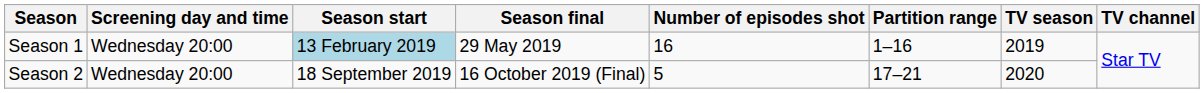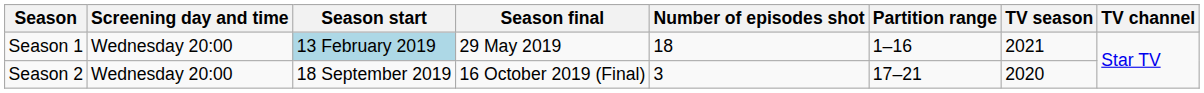(663, 46) 16 -> (663, 46) 18
(1025, 46) 2019 -> (1025, 46) 2021
(658, 74) 5 -> (658, 74) 3
